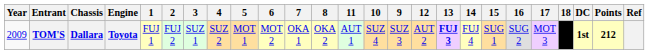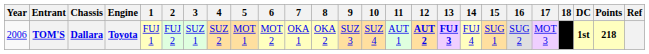columns swapped: (399, 12) <-> (351, 12)
(17, 34) 2009 -> (17, 34) 2006
(424, 34) normal -> (424, 34) bold
(608, 34) 212 -> (609, 34) 218
